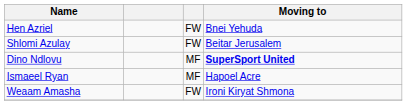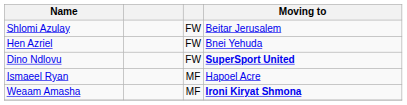rows swapped: (30, 28) <-> (38, 44)
(193, 60) MF -> (193, 60) FW
(193, 92) FW -> (193, 92) MF
(250, 92) normal -> (254, 92) bold
